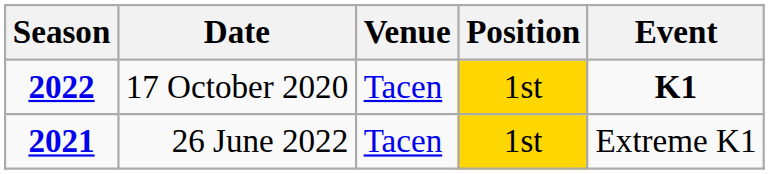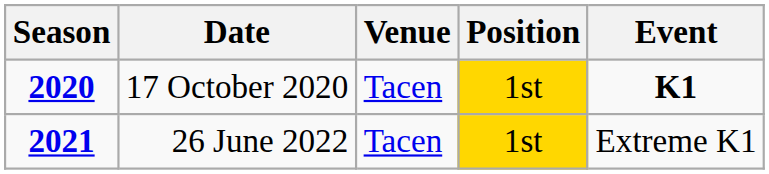(62, 86) 2022 -> (62, 86) 2020
